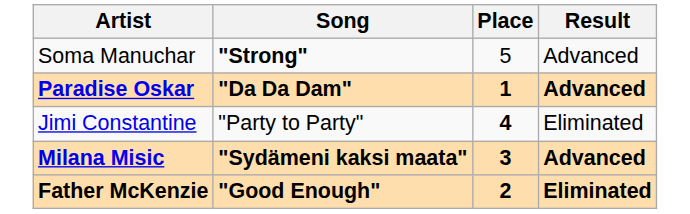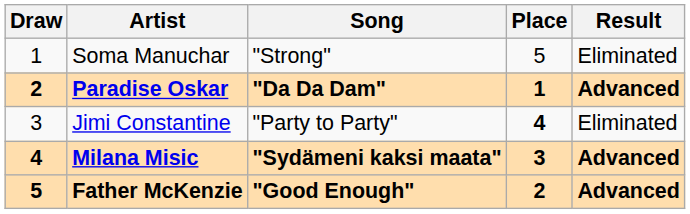+ column: (36, 21)
(263, 55) bold -> (292, 55) normal
(591, 55) Advanced -> (627, 55) Eliminated
(597, 191) Eliminated -> (629, 191) Advanced
